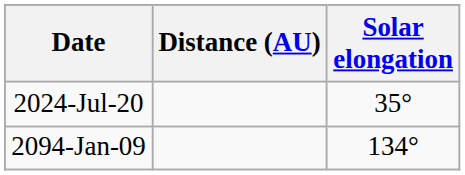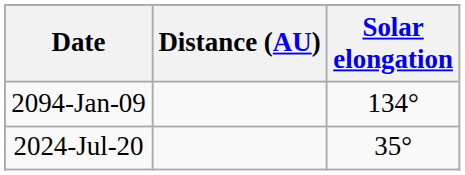rows swapped: (79, 103) <-> (79, 147)
